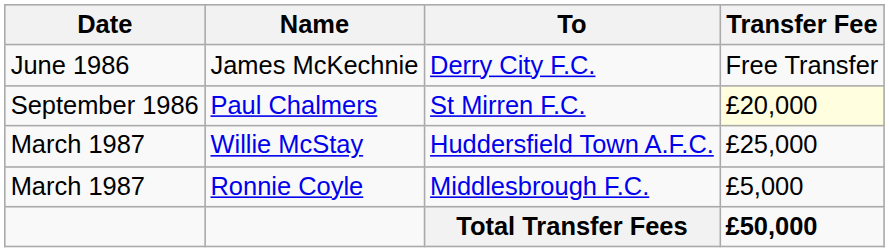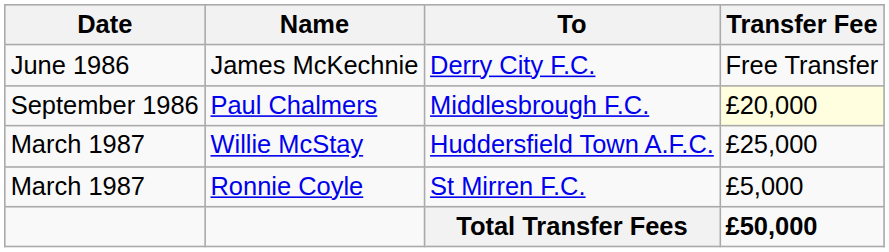(508, 105) St Mirren F.C. -> (540, 105) Middlesbrough F.C.
(540, 186) Middlesbrough F.C. -> (508, 186) St Mirren F.C.
